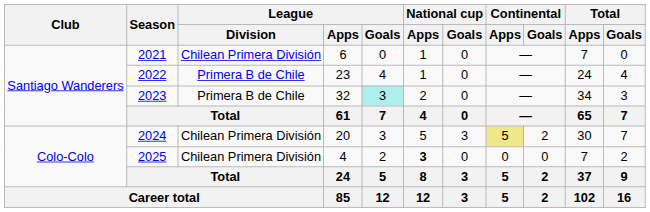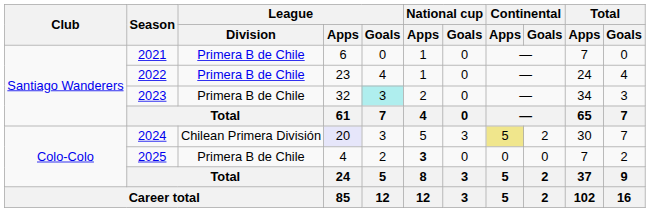(251, 55) Chilean Primera División -> (251, 55) Primera B de Chile
(343, 136) no background -> (343, 136) lavender background
(251, 156) Chilean Primera División -> (251, 156) Primera B de Chile
